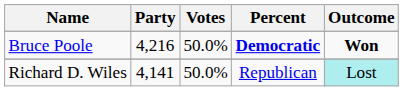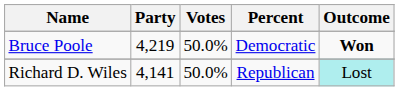(155, 45) 4,216 -> (155, 45) 4,219
(278, 45) bold -> (276, 45) normal
